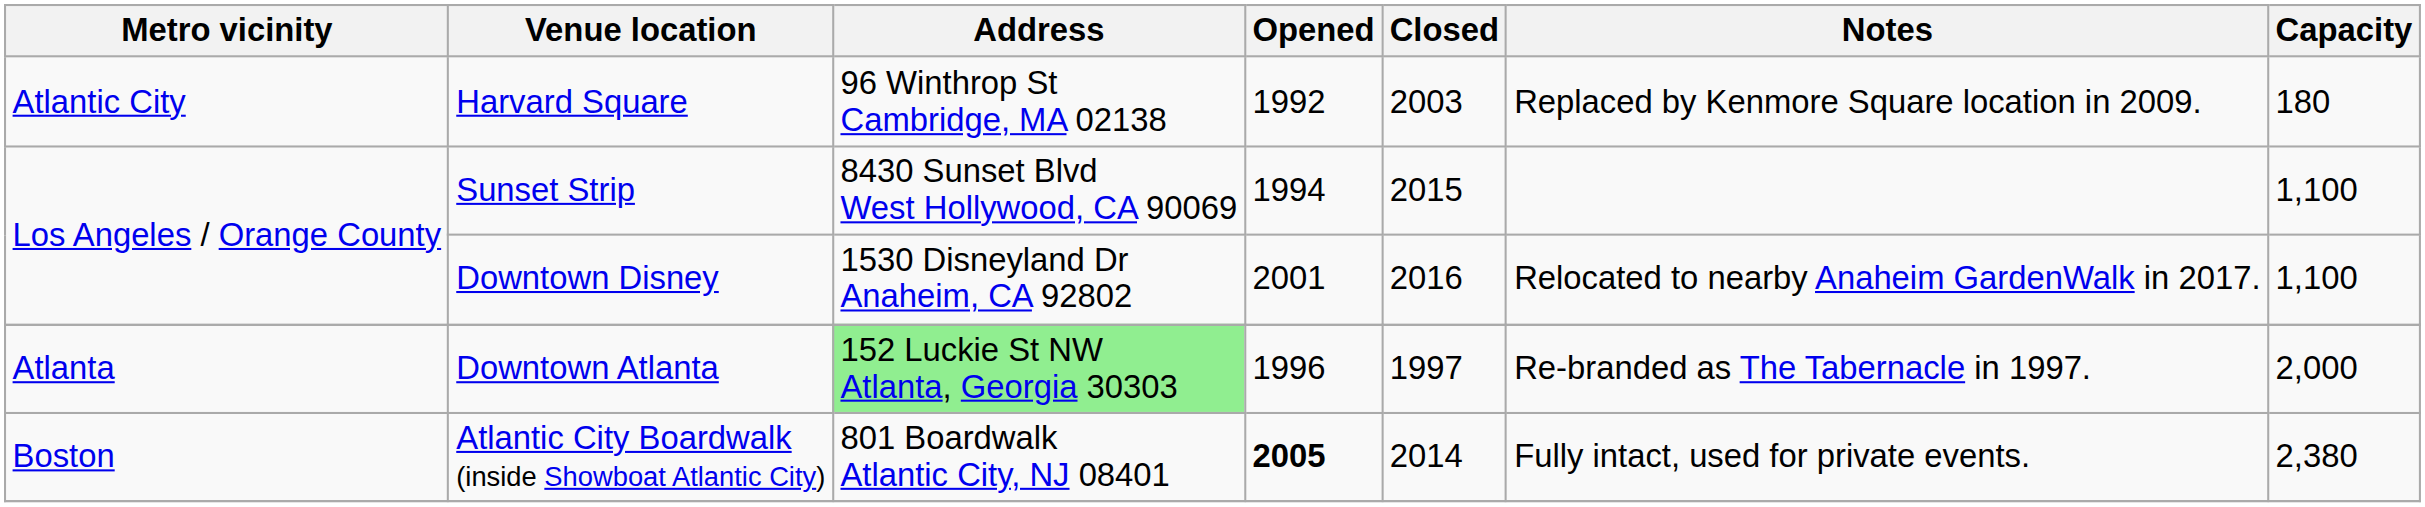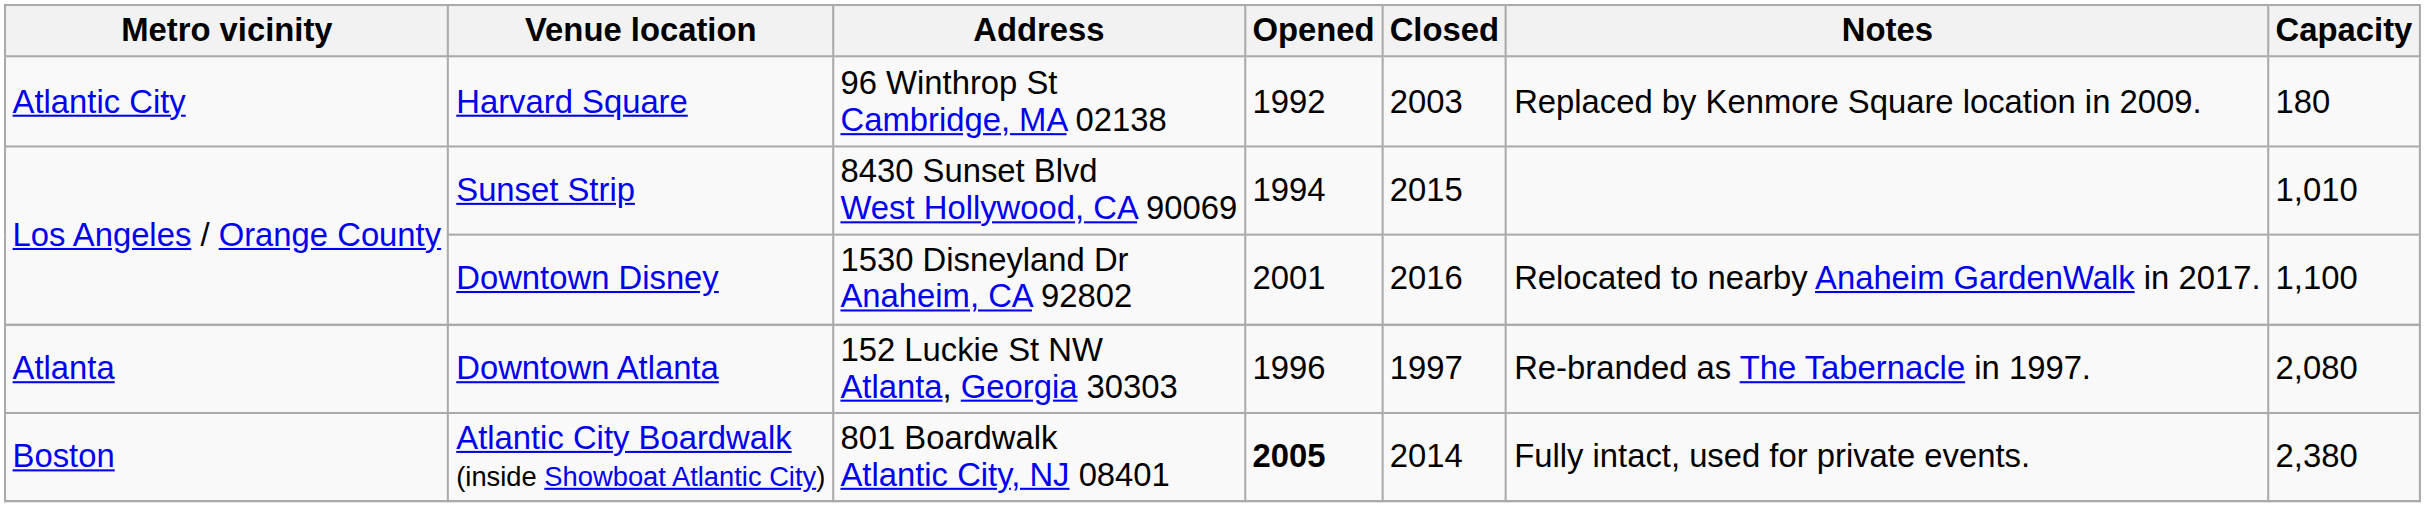(2317, 189) 1,100 -> (2317, 189) 1,010
(1009, 367) lightgreen background -> (1009, 367) no background
(2317, 367) 2,000 -> (2317, 367) 2,080
